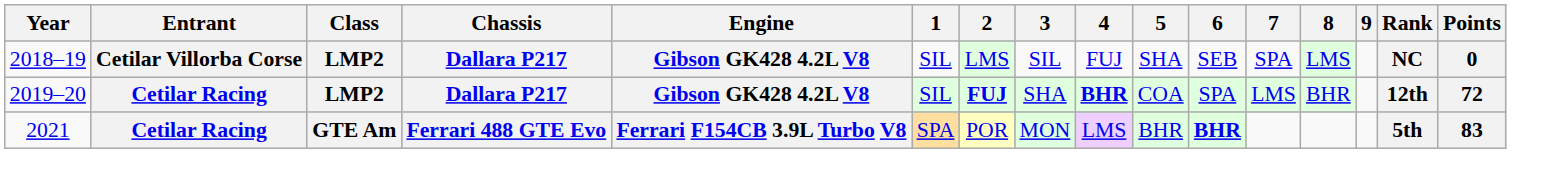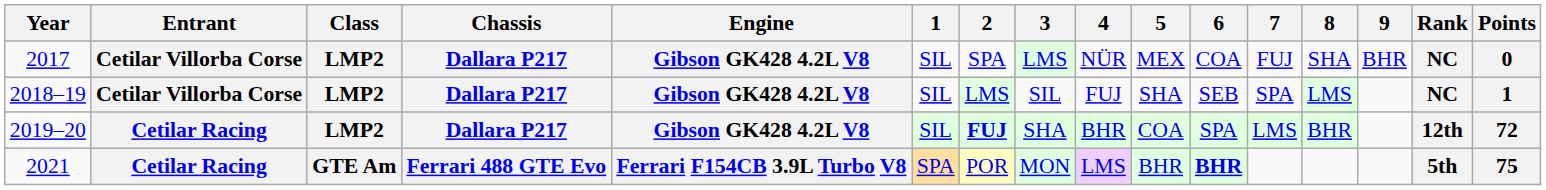+ row: (48, 58)
(1472, 58) 0 -> (1507, 94) 1
(1104, 94) bold -> (1103, 130) normal
(1472, 130) 83 -> (1507, 166) 75
